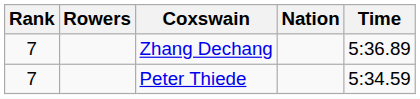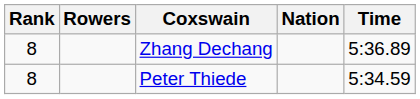(32, 49) 7 -> (32, 49) 8
(32, 78) 7 -> (32, 78) 8
